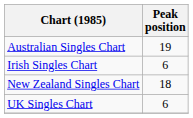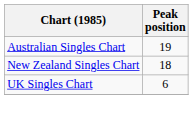- row: (52, 65)
